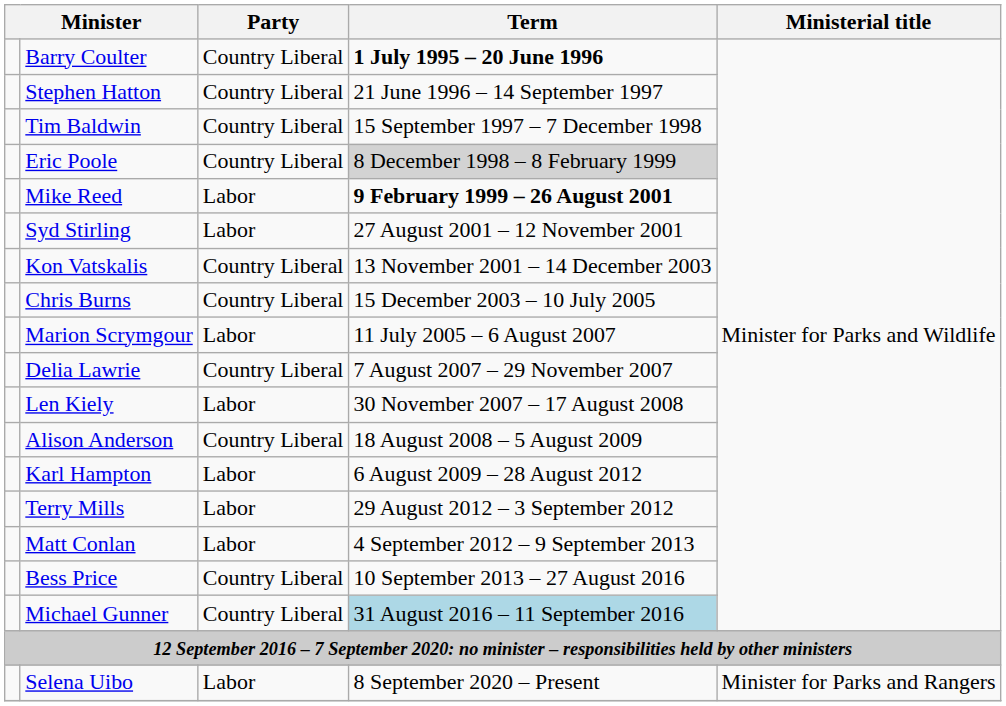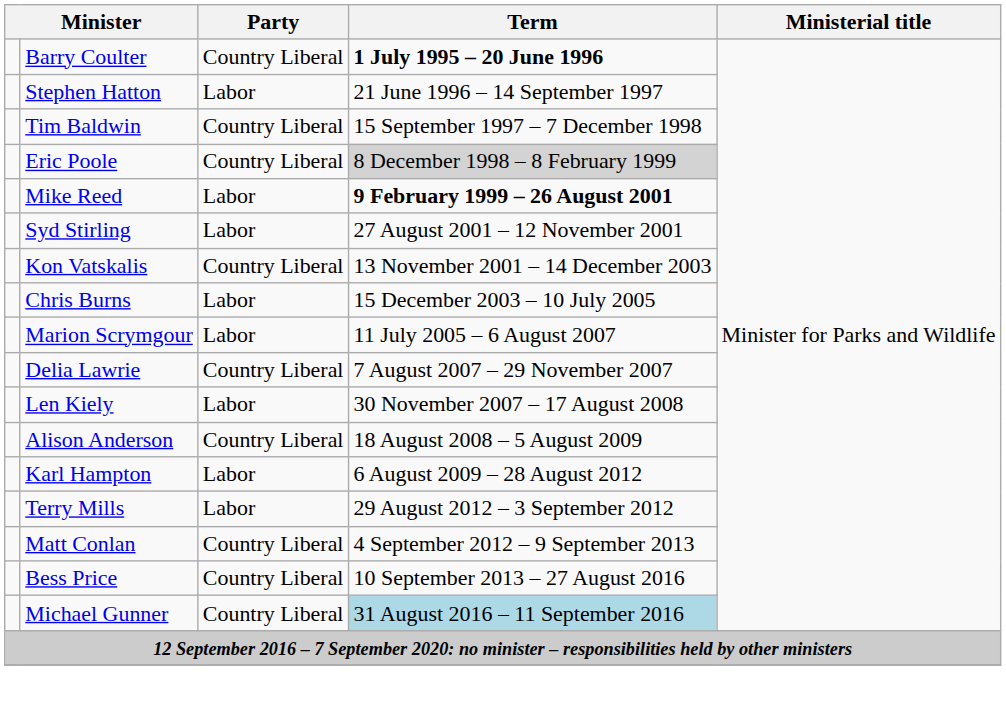(273, 91) Country Liberal -> (229, 91) Labor
(273, 299) Country Liberal -> (229, 299) Labor
(229, 543) Labor -> (273, 543) Country Liberal
- row: (79, 682)
